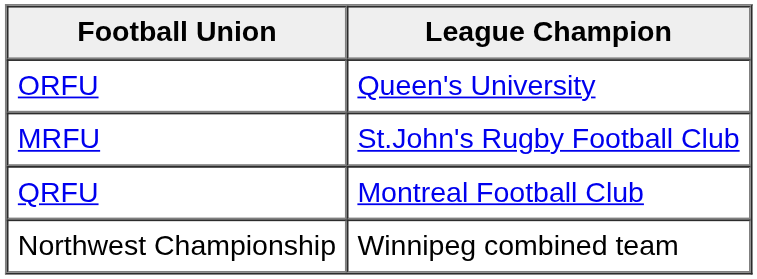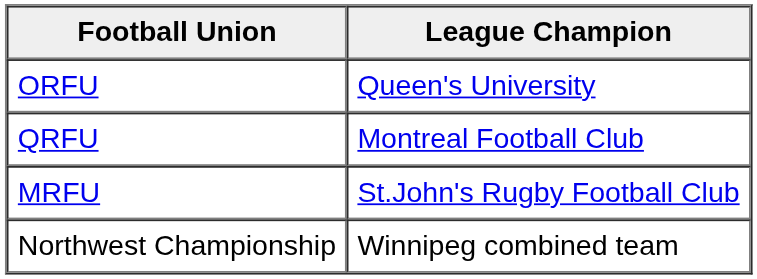rows swapped: (58, 192) <-> (59, 138)
